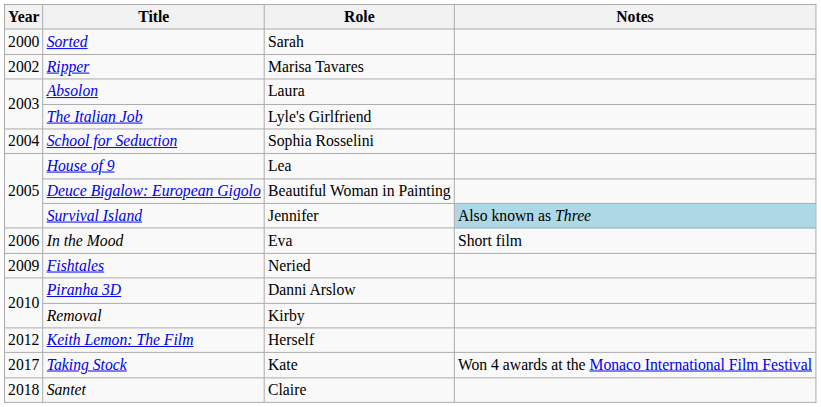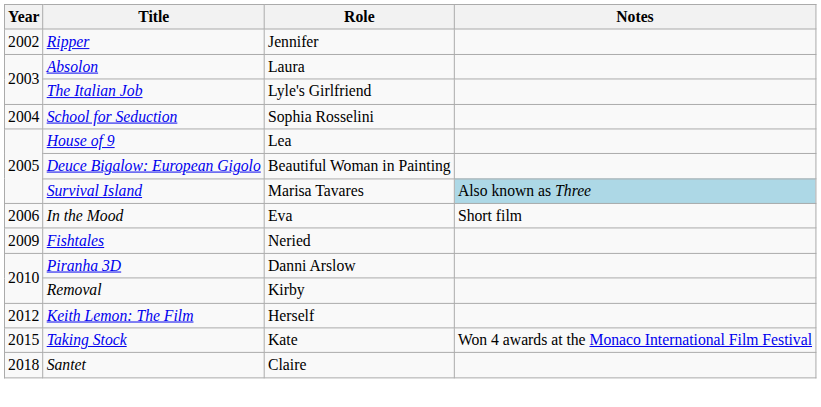- row: (67, 41)
(316, 66) Marisa Tavares -> (293, 41) Jennifer
(293, 215) Jennifer -> (316, 191) Marisa Tavares
(24, 365) 2017 -> (24, 340) 2015
